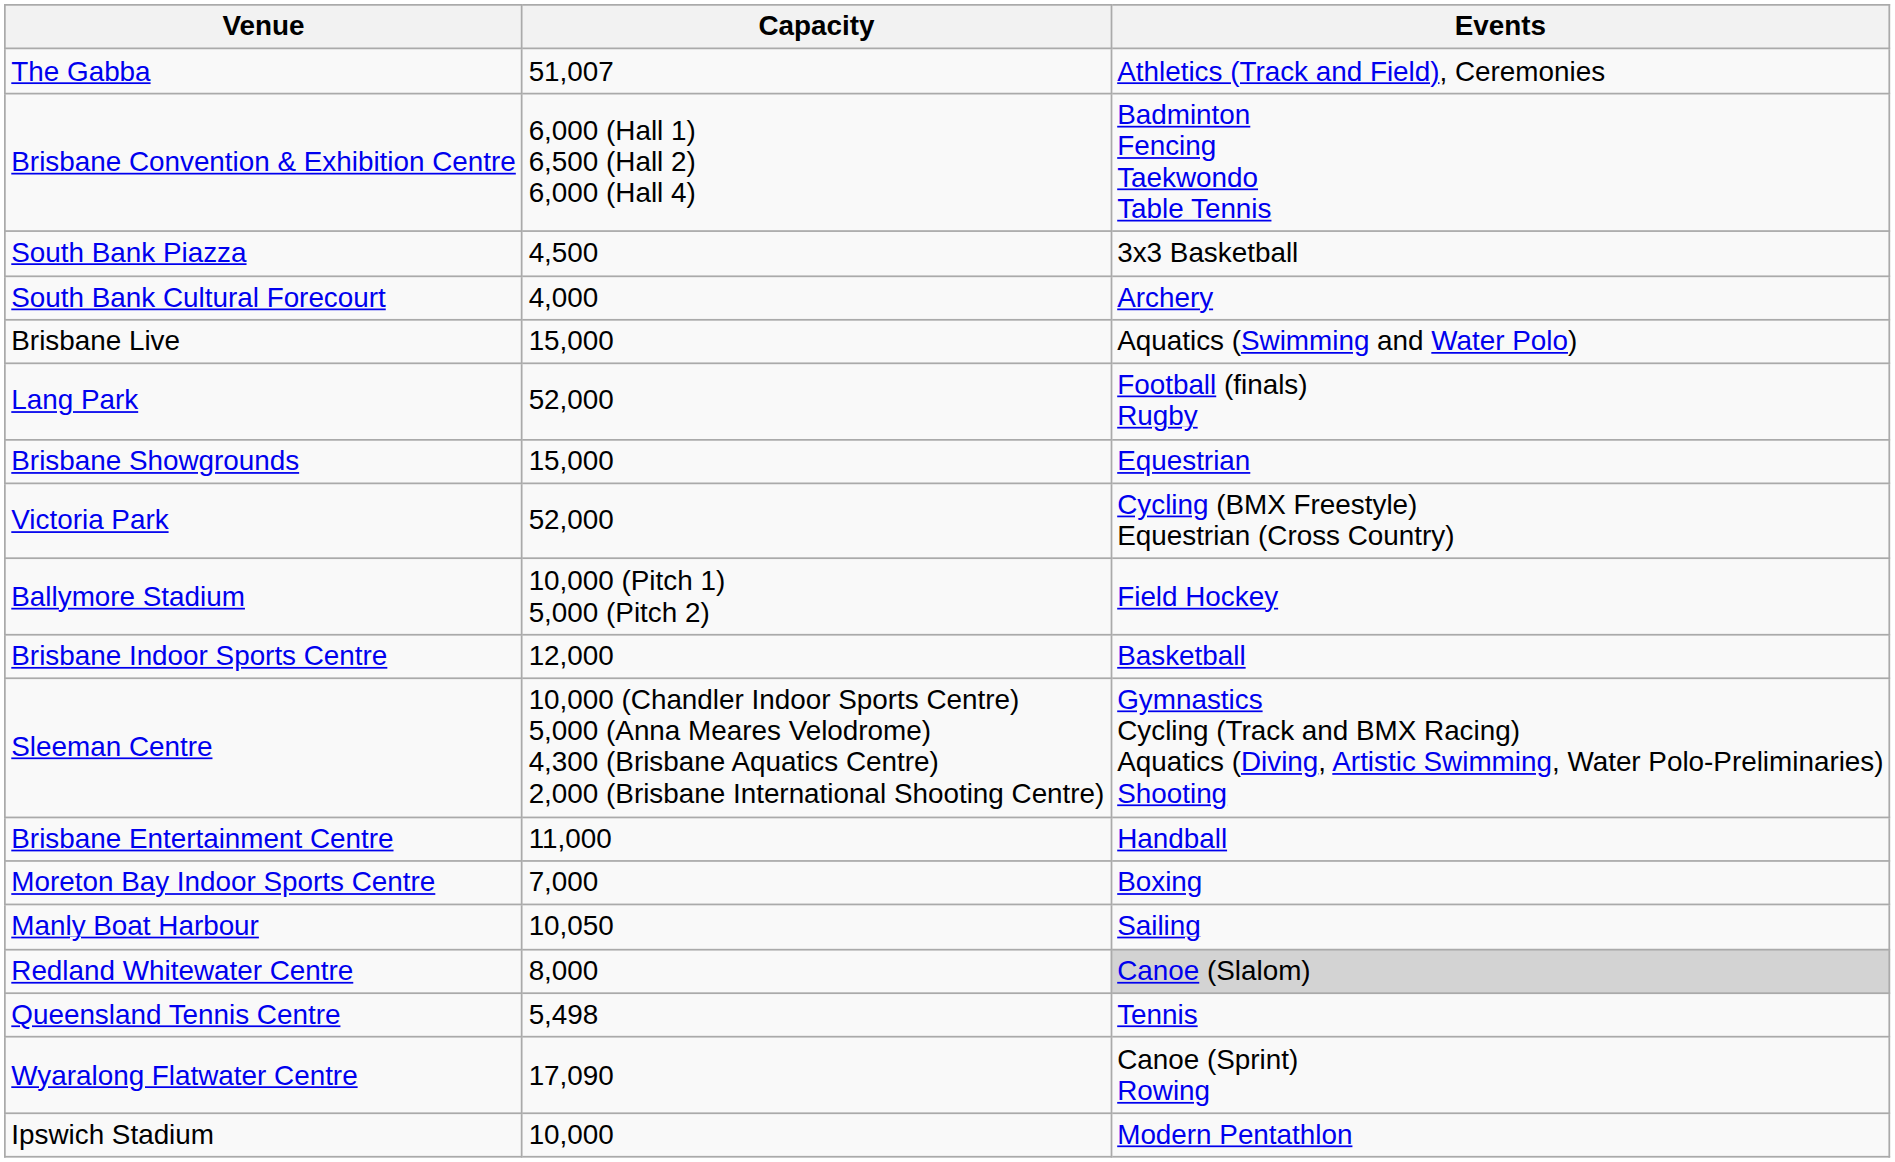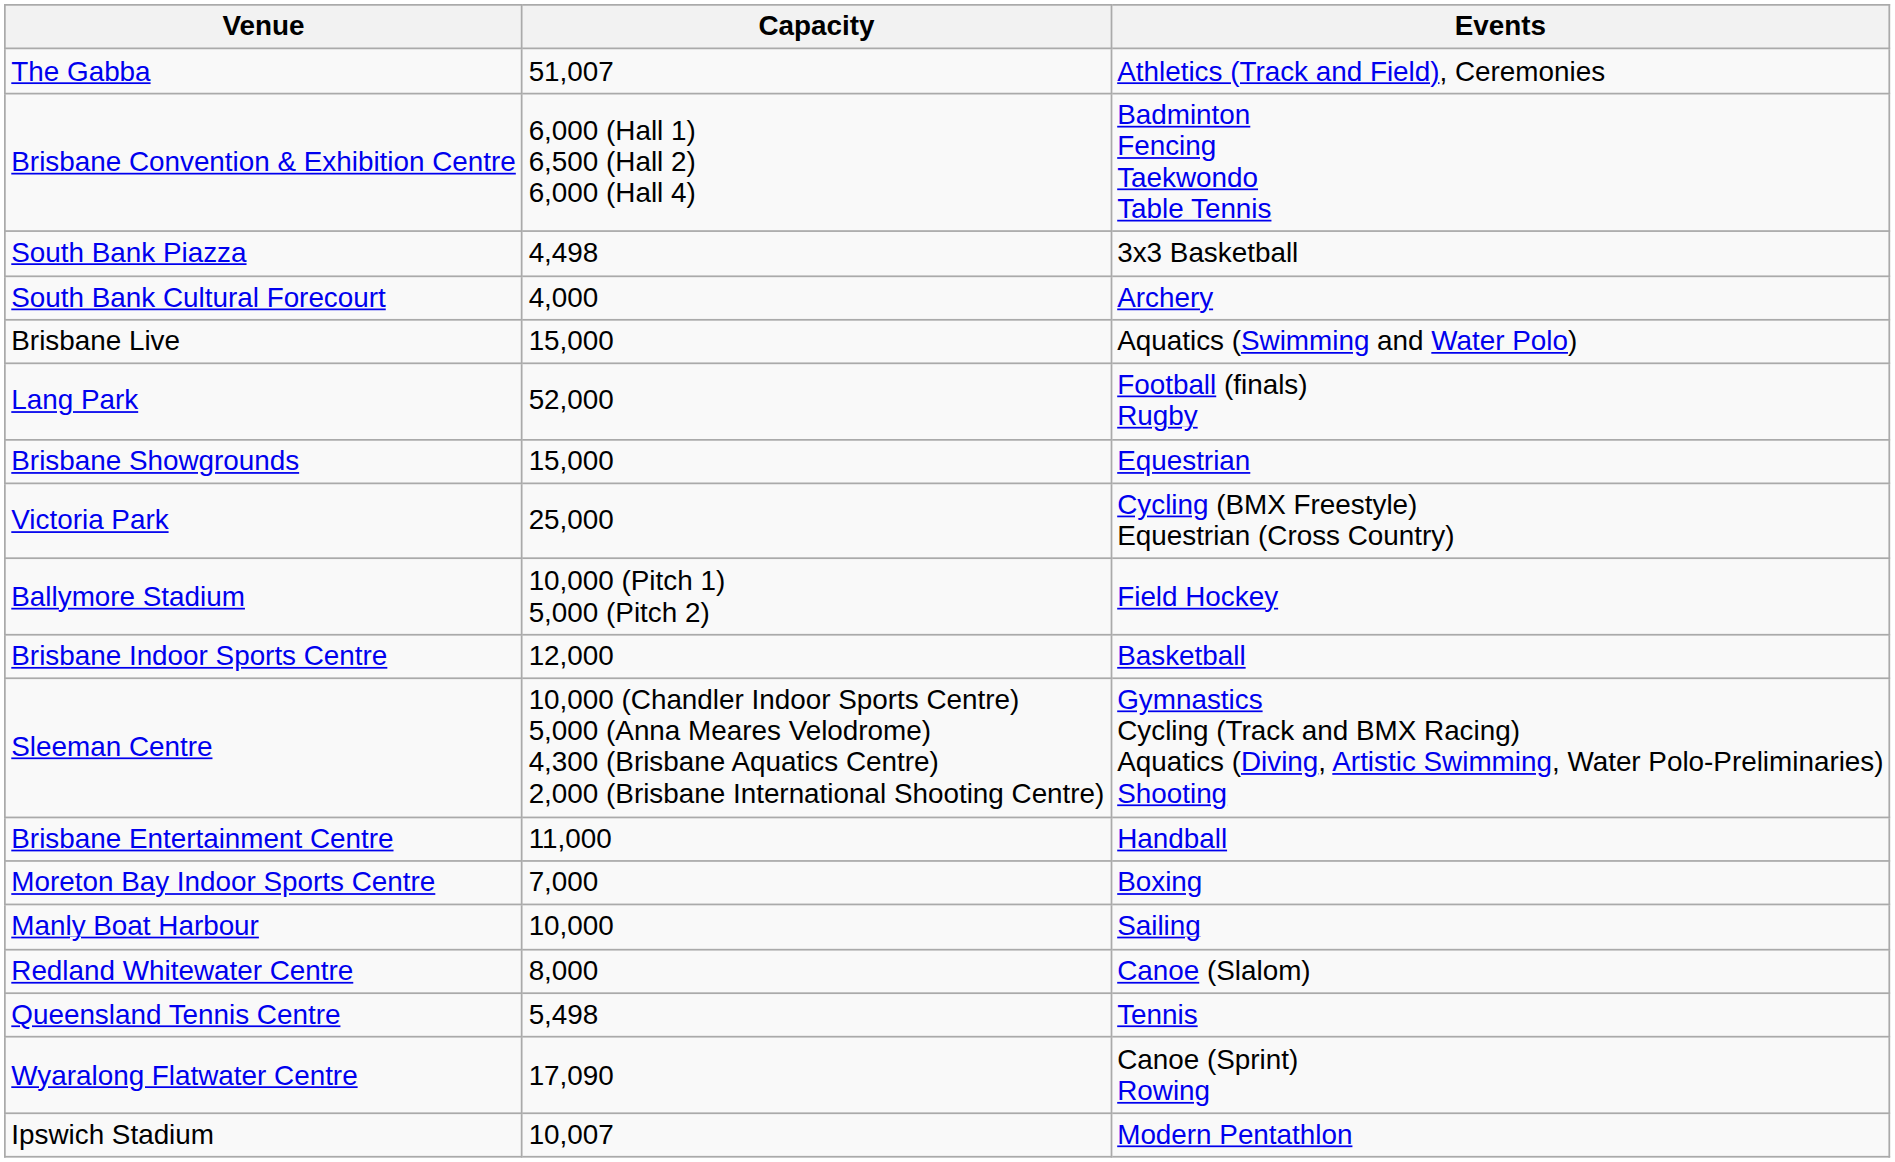(563, 252) 4,500 -> (563, 252) 4,498
(571, 520) 52,000 -> (571, 520) 25,000
(571, 926) 10,050 -> (571, 926) 10,000
(1214, 970) lightgrey background -> (1214, 970) no background
(571, 1134) 10,000 -> (571, 1134) 10,007
